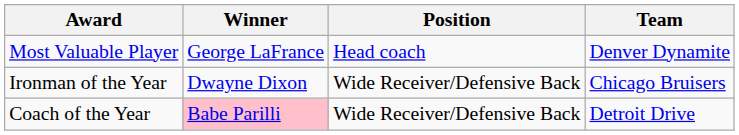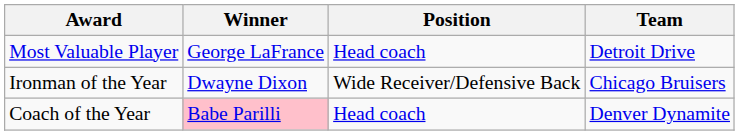(660, 51) Denver Dynamite -> (642, 51) Detroit Drive
(457, 113) Wide Receiver/Defensive Back -> (379, 113) Head coach
(642, 113) Detroit Drive -> (660, 113) Denver Dynamite
